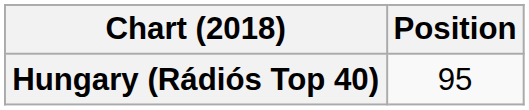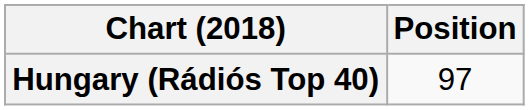(455, 78) 95 -> (455, 78) 97
